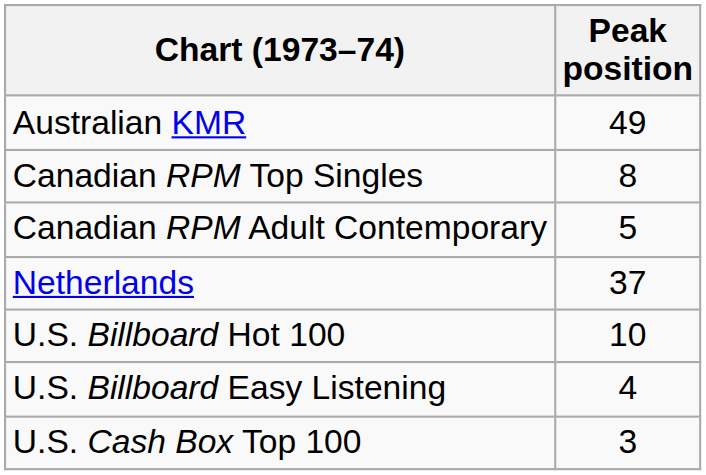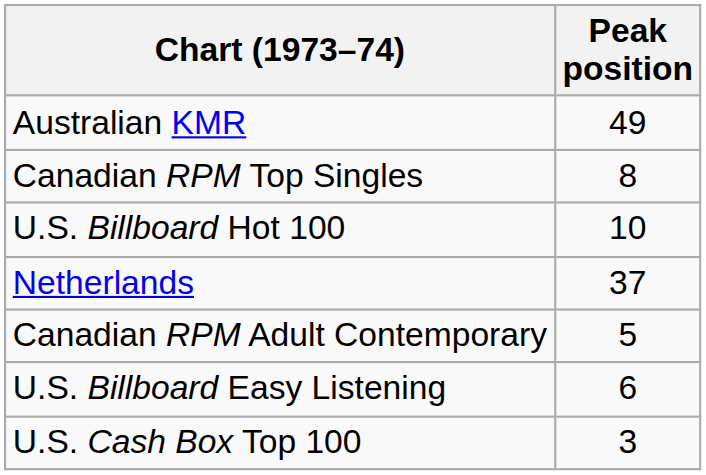rows swapped: (280, 228) <-> (179, 335)
(628, 388) 4 -> (628, 388) 6
